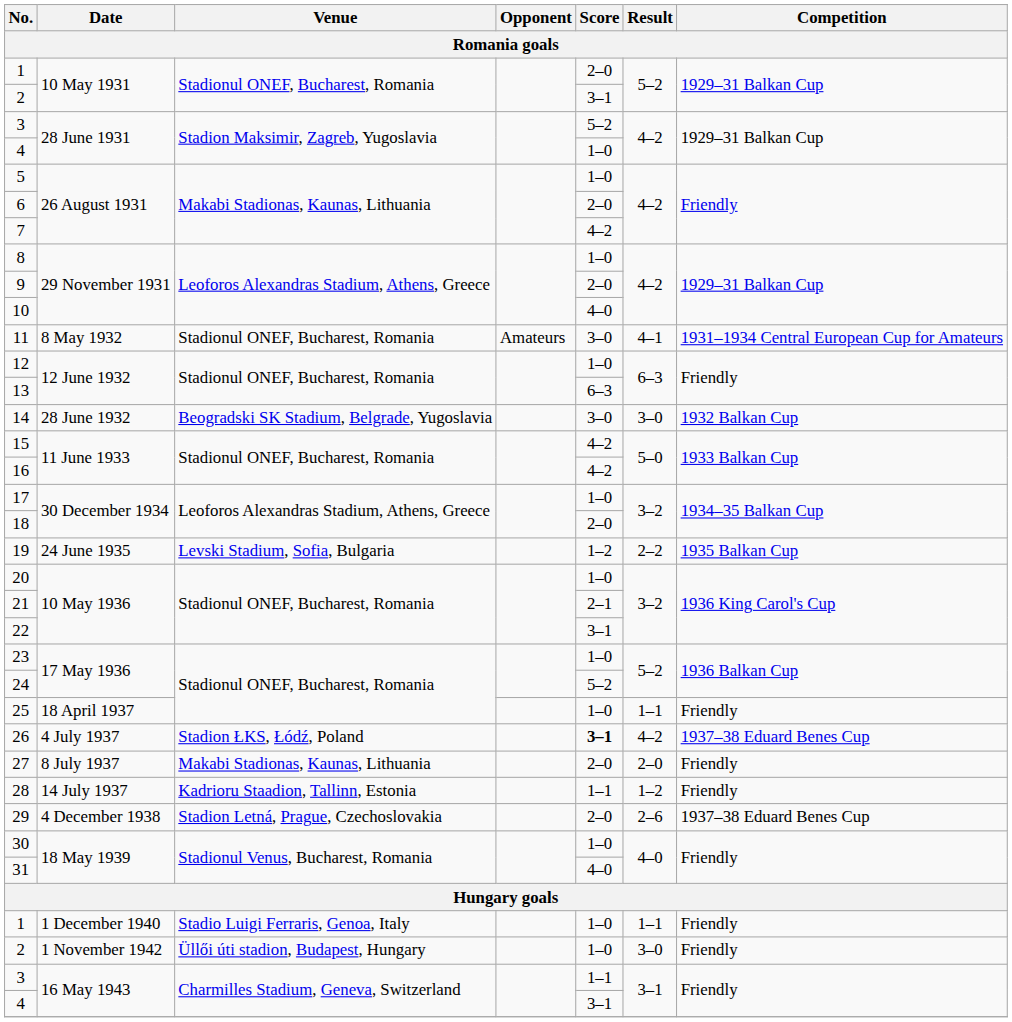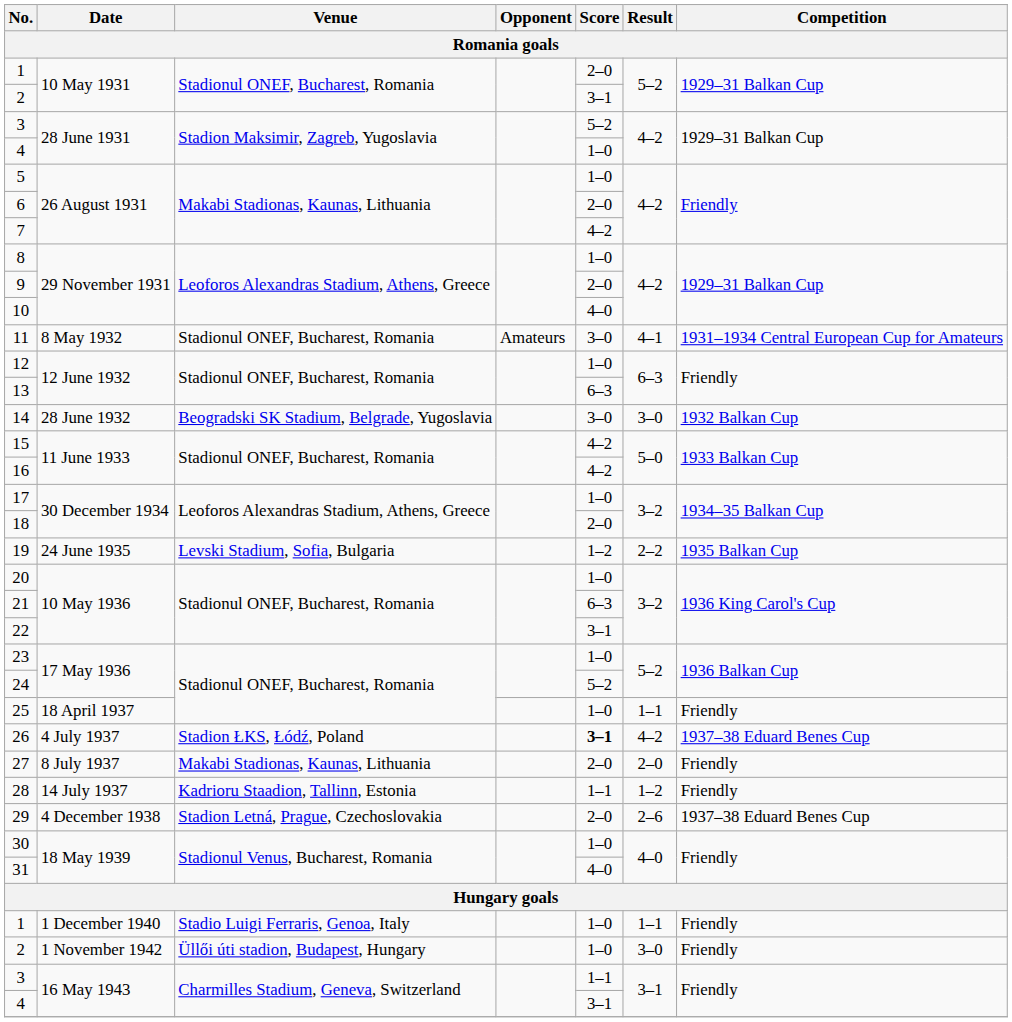(599, 603) 2–1 -> (599, 603) 6–3
